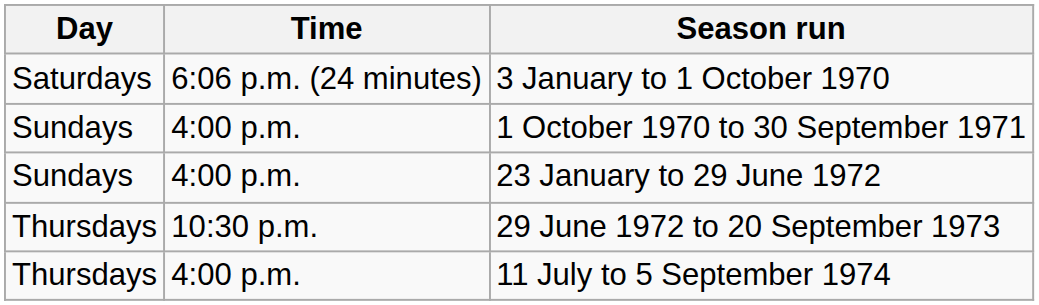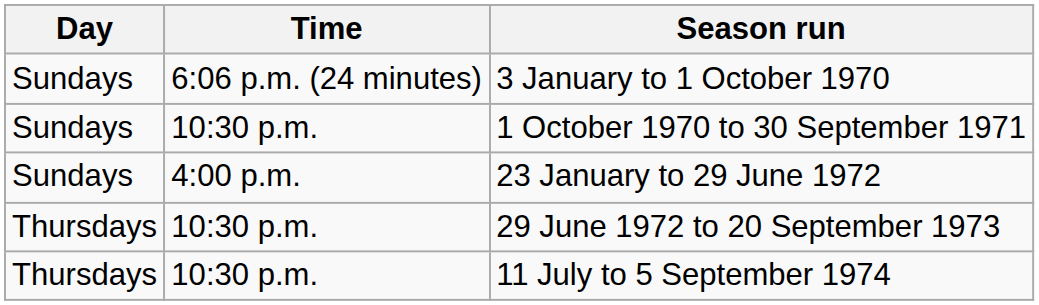(82, 78) Saturdays -> (73, 78) Sundays
(236, 127) 4:00 p.m. -> (245, 127) 10:30 p.m.
(236, 275) 4:00 p.m. -> (245, 275) 10:30 p.m.
